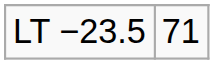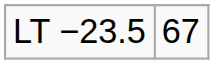(181, 31) 71 -> (181, 31) 67
